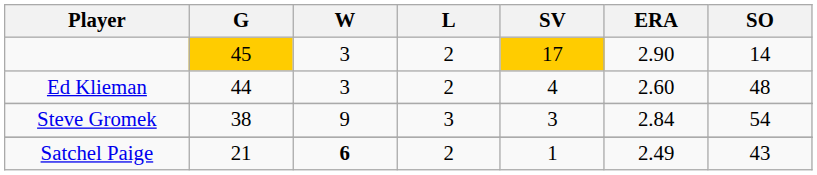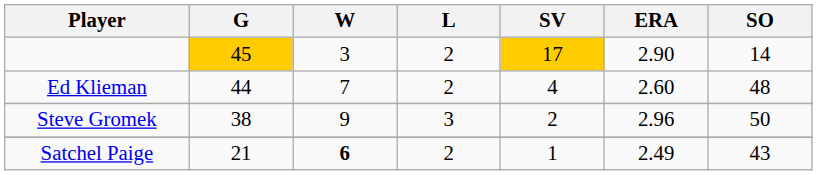(345, 86) 3 -> (345, 86) 7
(552, 119) 3 -> (552, 119) 2
(656, 119) 2.84 -> (656, 119) 2.96
(760, 119) 54 -> (760, 119) 50
